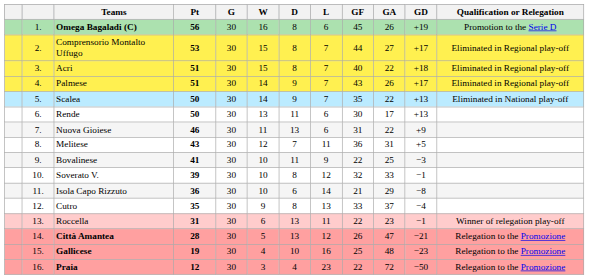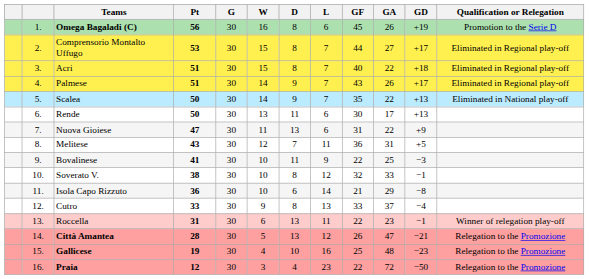(195, 129) 46 -> (195, 129) 47
(195, 175) 39 -> (195, 175) 38
(195, 205) 35 -> (195, 205) 33
